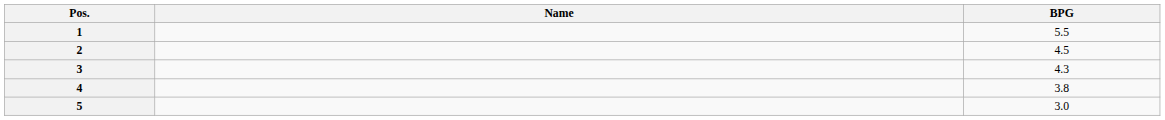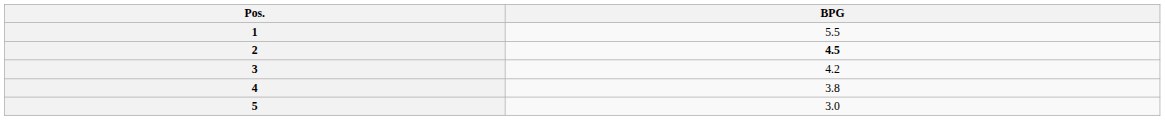- column: (559, 13)
(1062, 50) normal -> (833, 50) bold
(1062, 69) 4.3 -> (833, 69) 4.2
